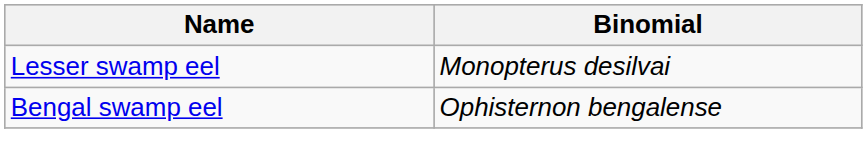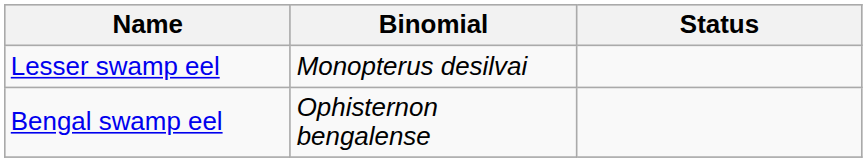+ column: (719, 25)
